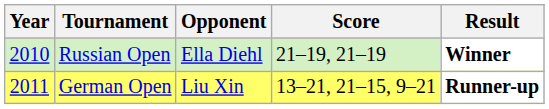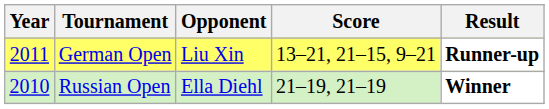rows swapped: (115, 54) <-> (115, 87)
